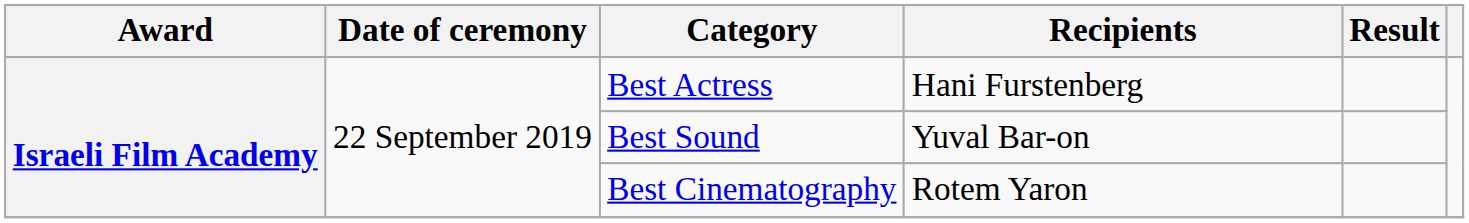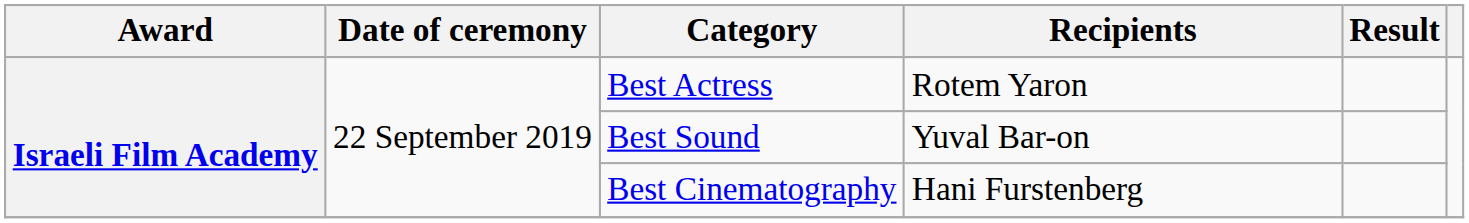(1028, 83) Hani Furstenberg -> (1000, 83) Rotem Yaron
(1000, 189) Rotem Yaron -> (1028, 189) Hani Furstenberg
